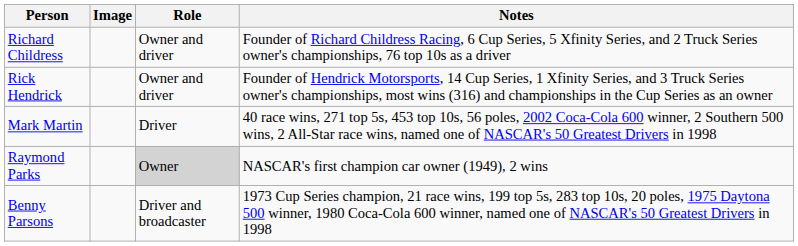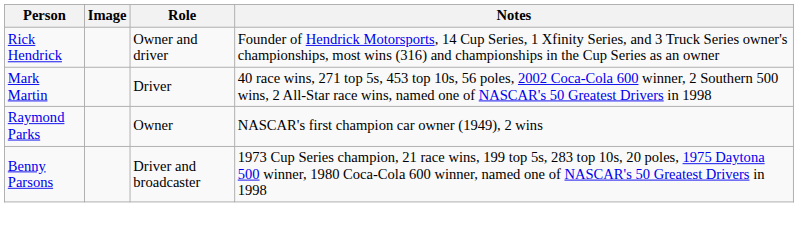- row: (35, 47)
(158, 165) lightgrey background -> (153, 126) no background
